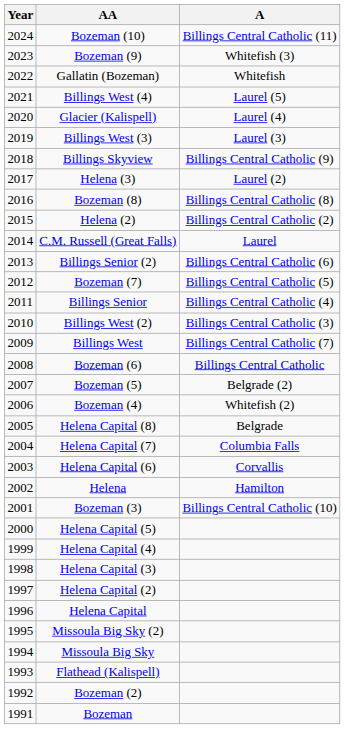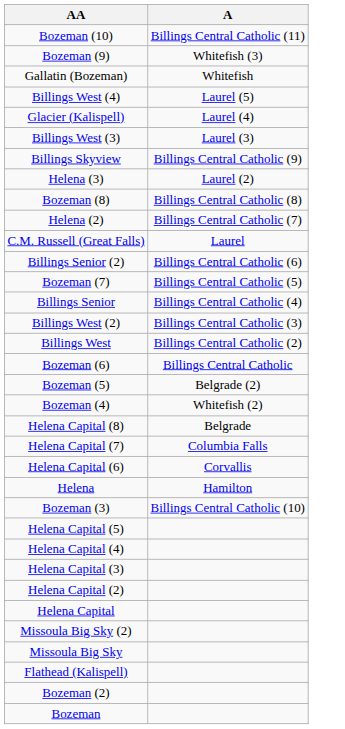- column: (20, 14)
(260, 220) Billings Central Catholic (2) -> (228, 220) Billings Central Catholic (7)
(260, 343) Billings Central Catholic (7) -> (228, 343) Billings Central Catholic (2)
